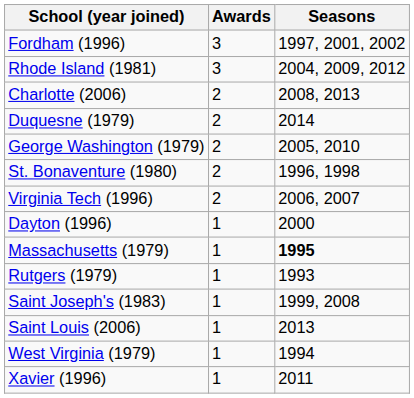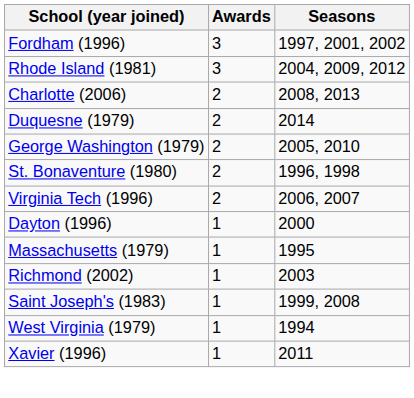(296, 250) bold -> (296, 250) normal
+ row: (71, 276)
- row: (63, 276)
- row: (75, 328)
